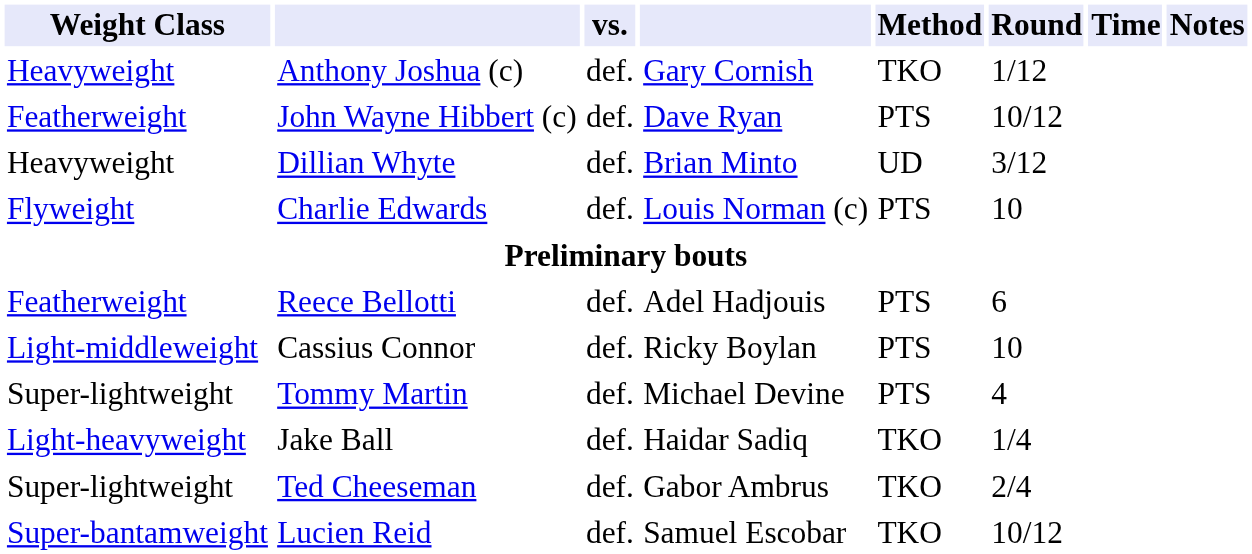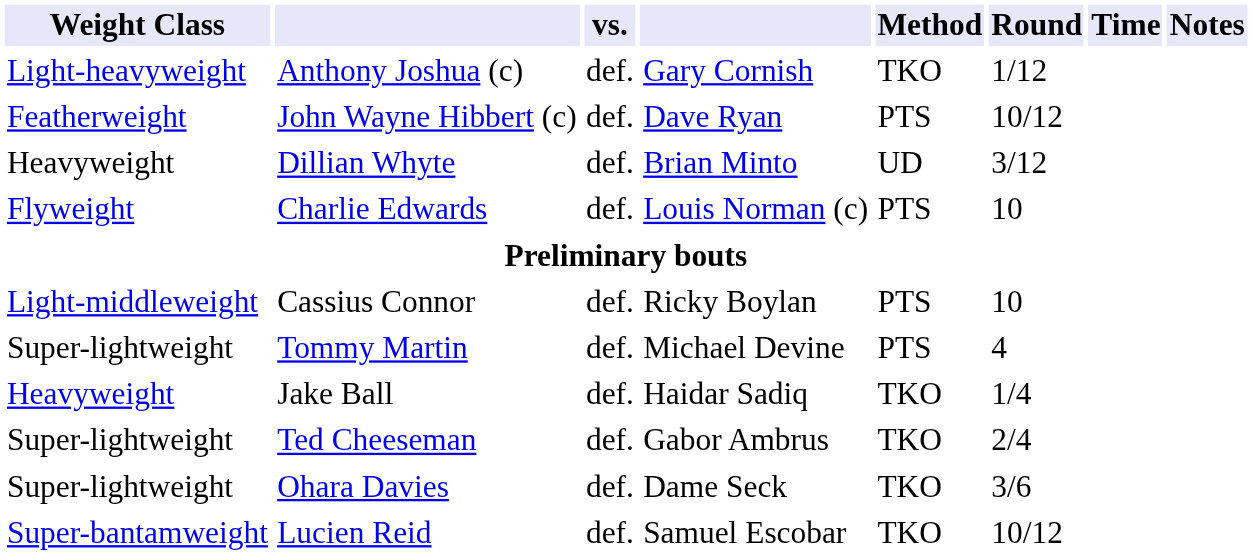(91, 70) Heavyweight -> (126, 70) Light-heavyweight
- row: (367, 301)
(126, 440) Light-heavyweight -> (91, 394) Heavyweight
+ row: (363, 486)
